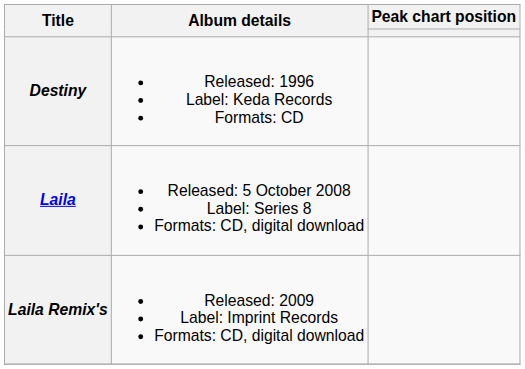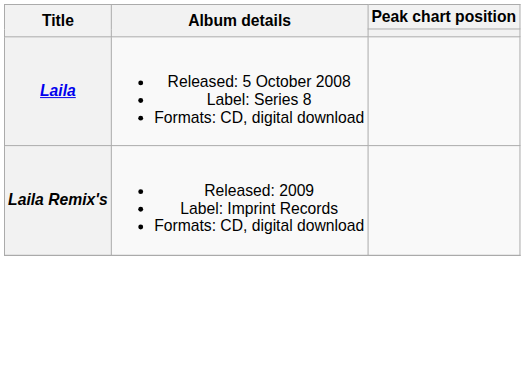- row: (58, 91)
